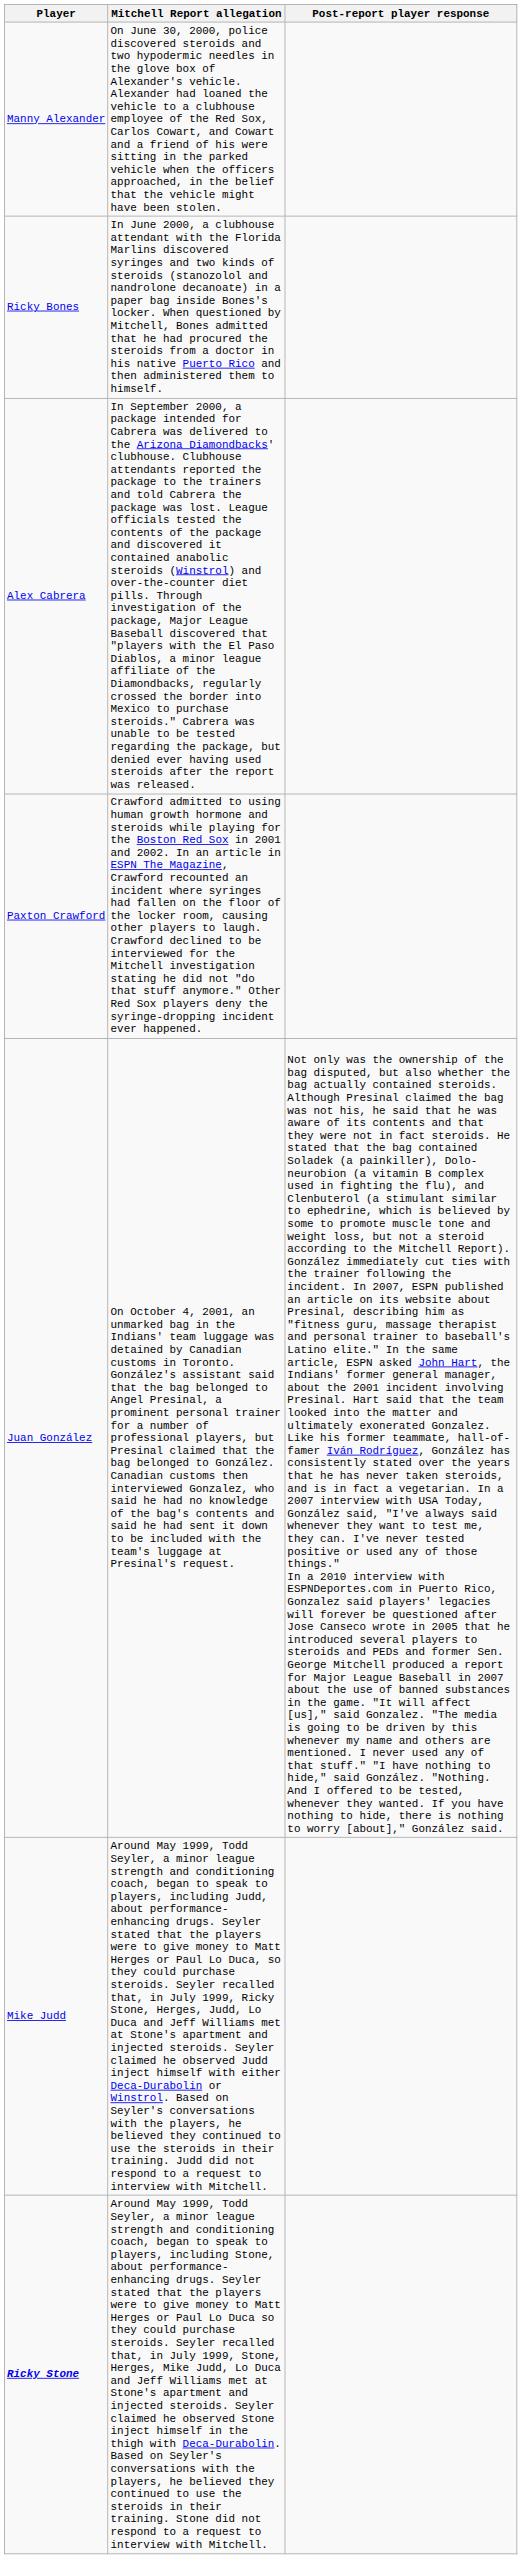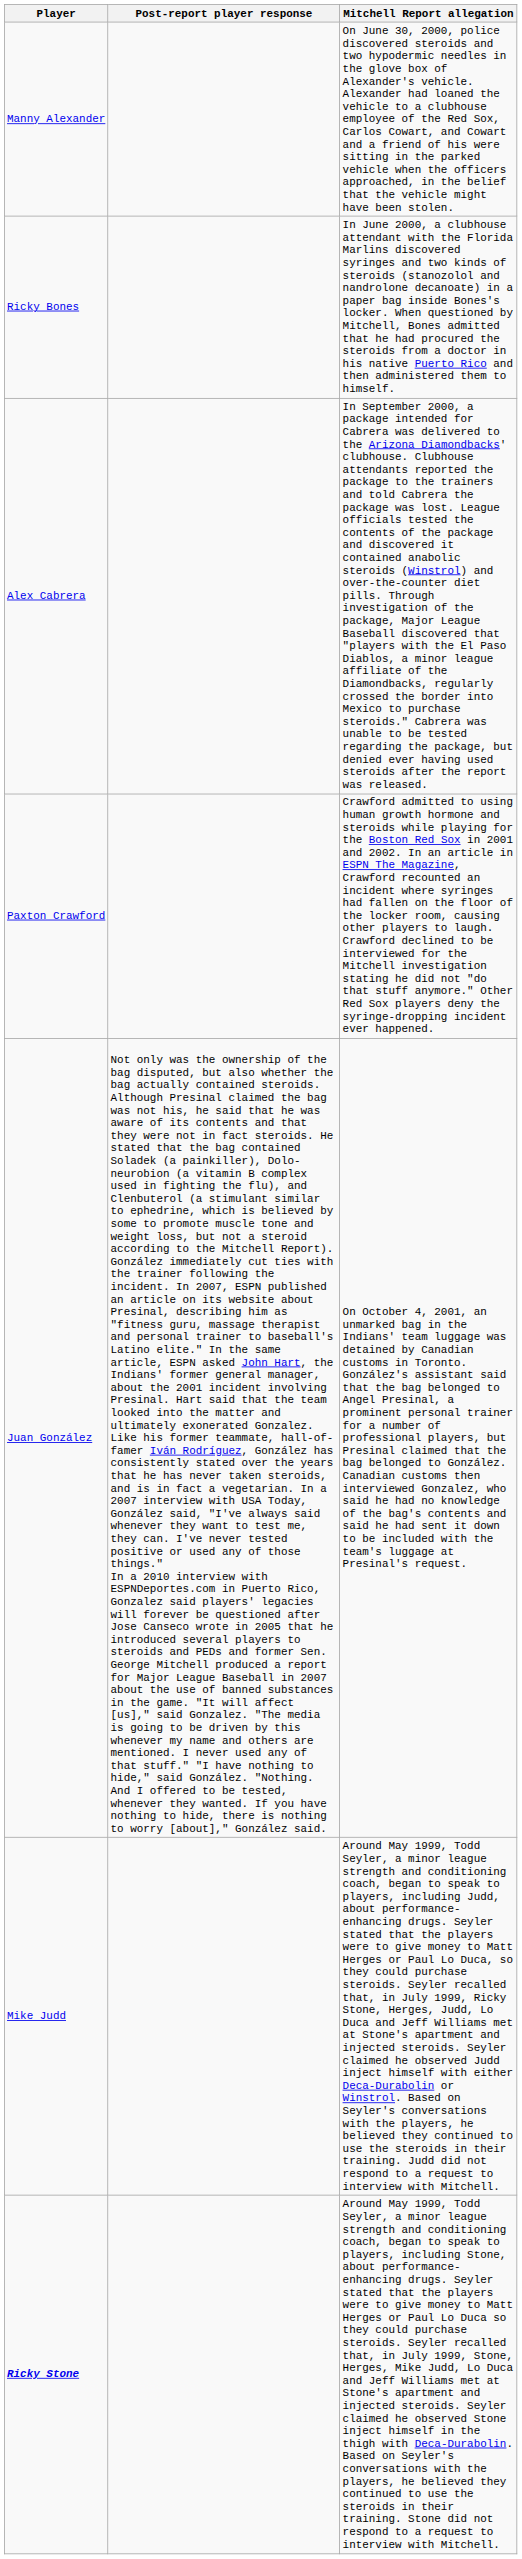columns swapped: (196, 13) <-> (401, 13)
